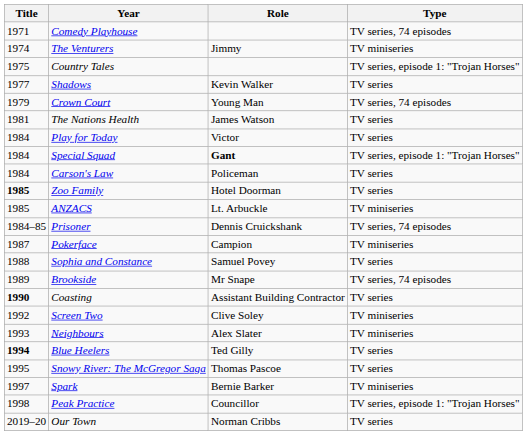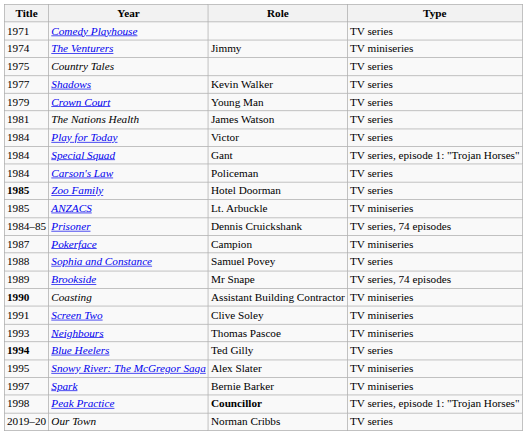(400, 31) TV series, 74 episodes -> (371, 31) TV series
(435, 66) TV series, episode 1: "Trojan Horses" -> (371, 66) TV series
(400, 102) TV series, 74 episodes -> (371, 102) TV series
(223, 155) bold -> (222, 155) normal
(371, 297) TV series -> (382, 297) TV miniseries
(18, 315) 1992 -> (18, 315) 1991
(236, 333) Alex Slater -> (246, 333) Thomas Pascoe
(246, 368) Thomas Pascoe -> (236, 368) Alex Slater
(371, 368) TV series -> (382, 368) TV miniseries
(235, 404) normal -> (236, 404) bold
